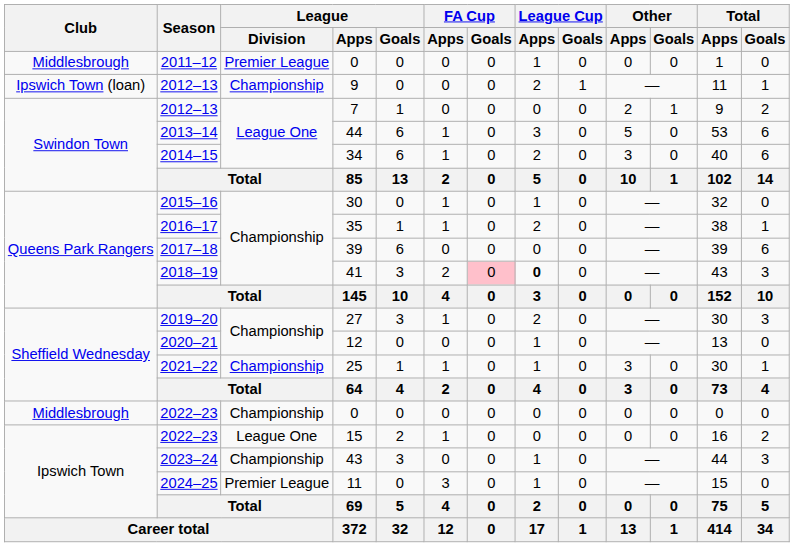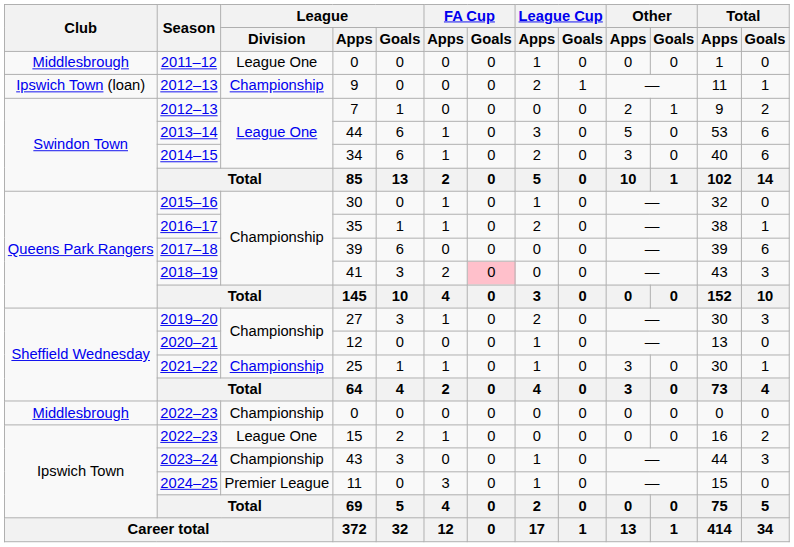(277, 62) Premier League -> (277, 62) League One
(537, 272) bold -> (537, 272) normal
